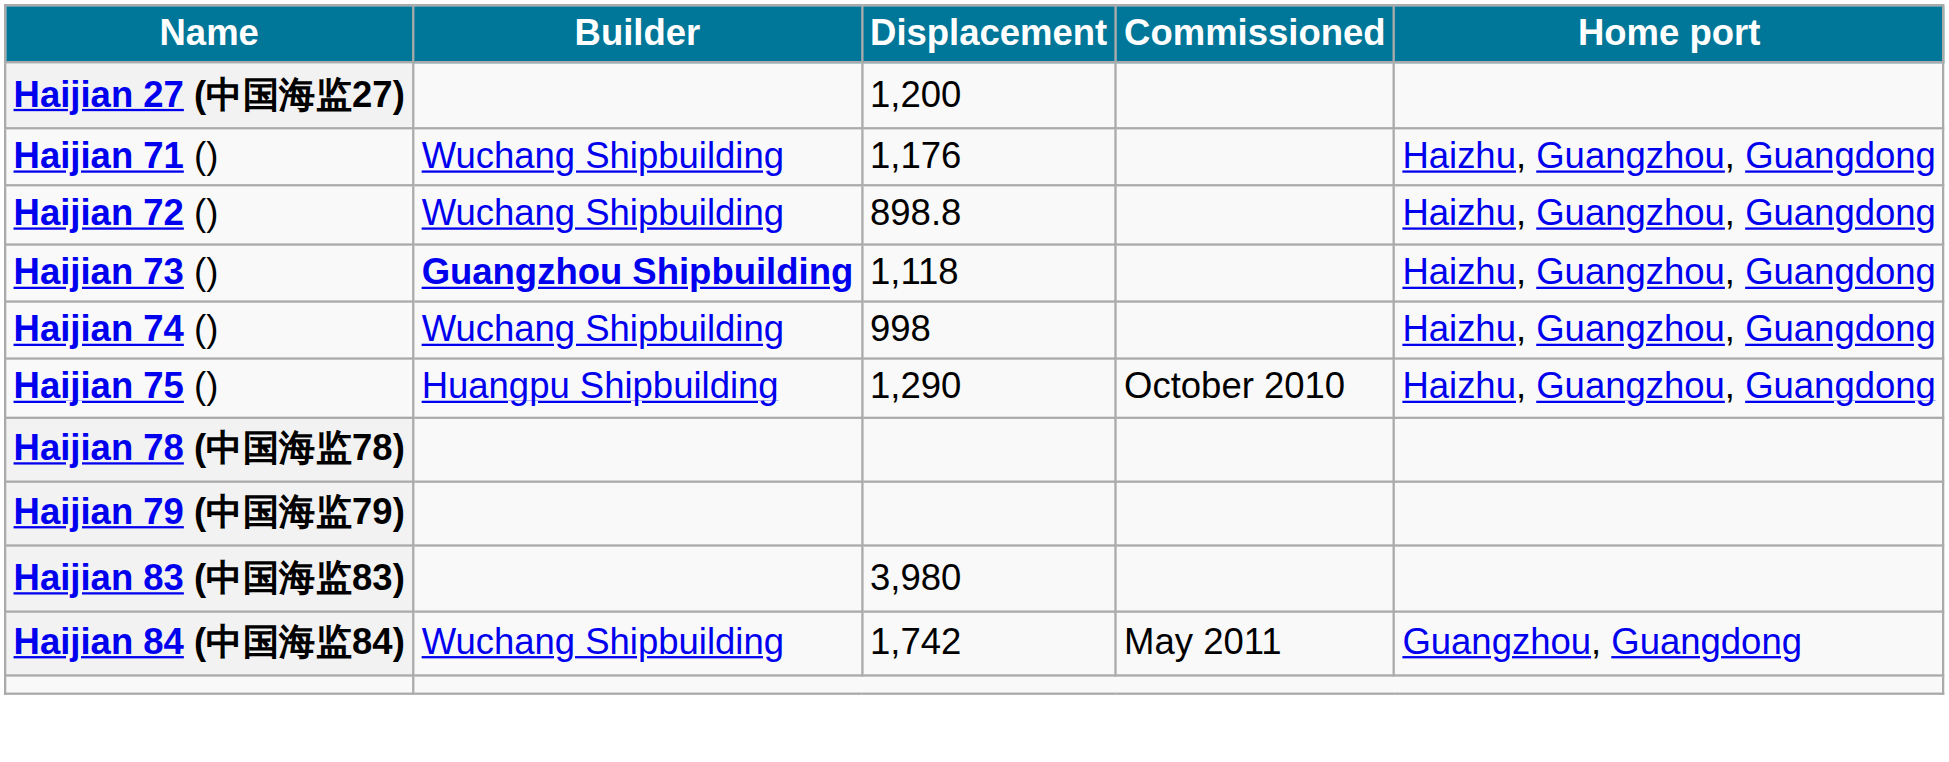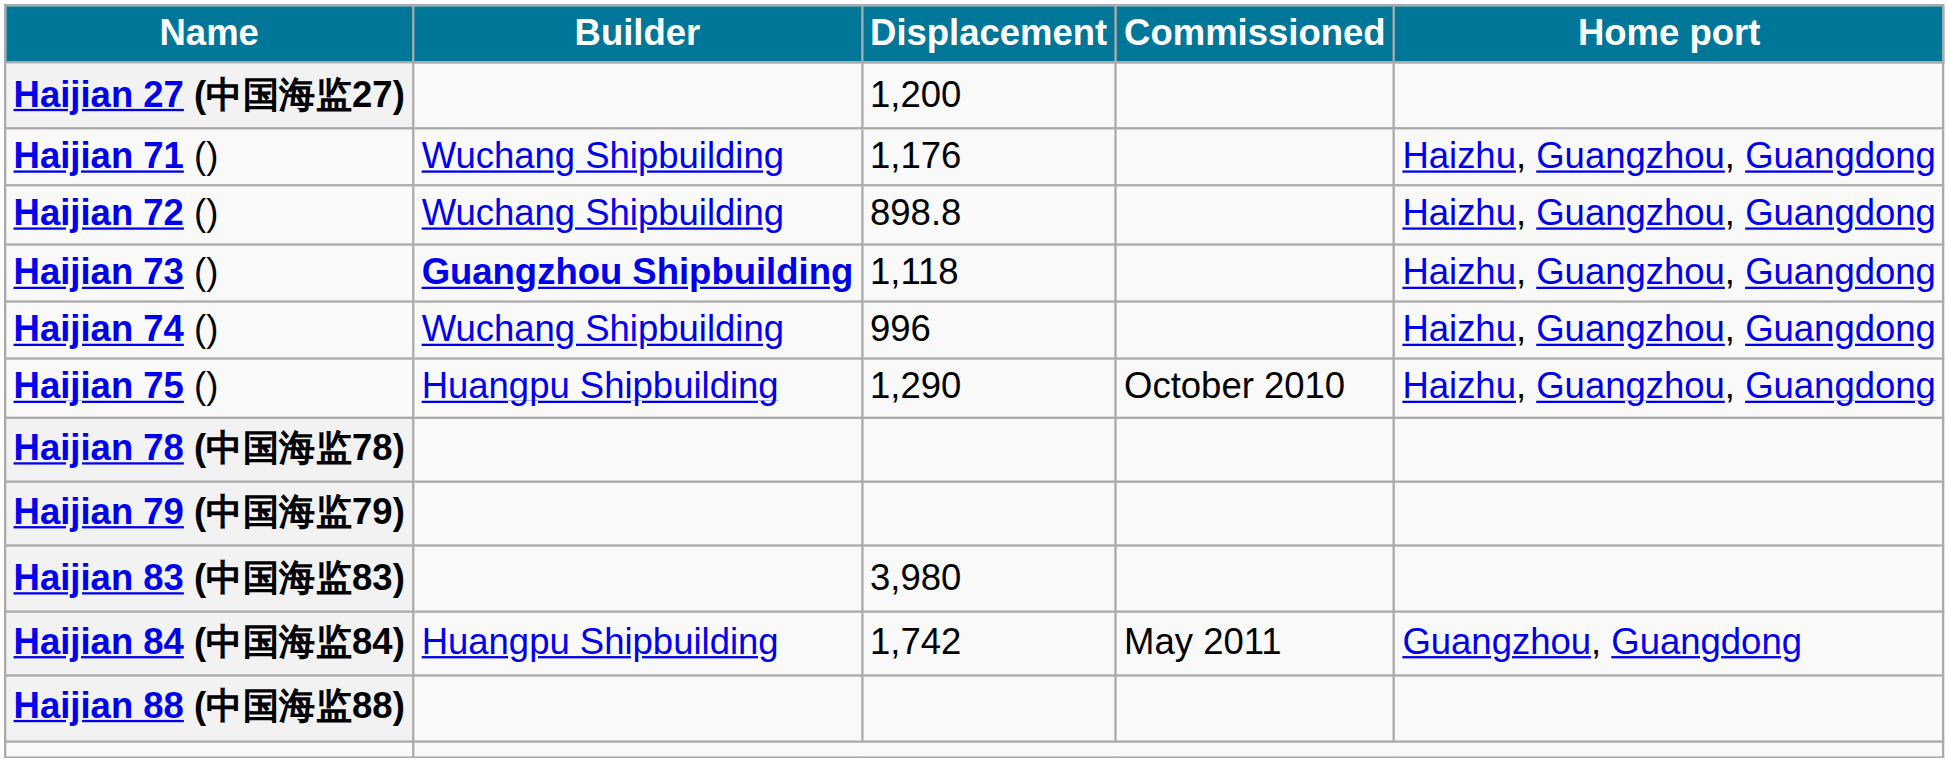(900, 329) 998 -> (900, 329) 996
(603, 642) Wuchang Shipbuilding -> (600, 642) Huangpu Shipbuilding
+ row: (209, 706)
